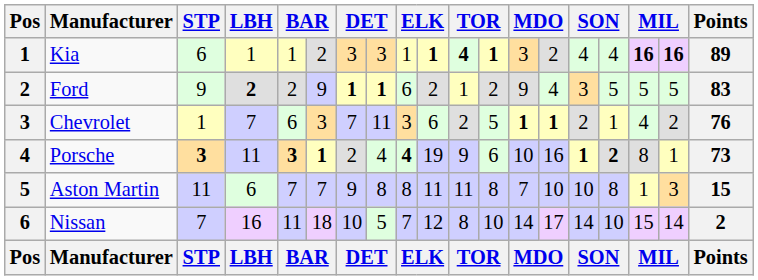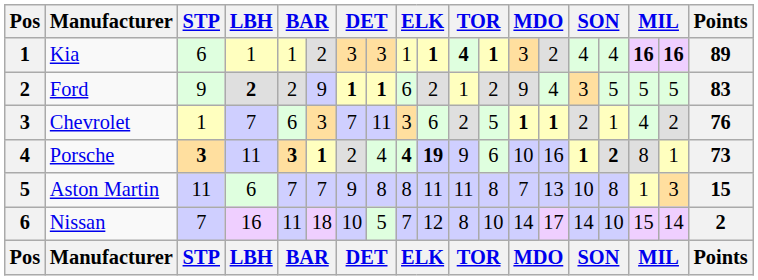(433, 155) normal -> (433, 155) bold
(553, 189) 10 -> (553, 189) 13
